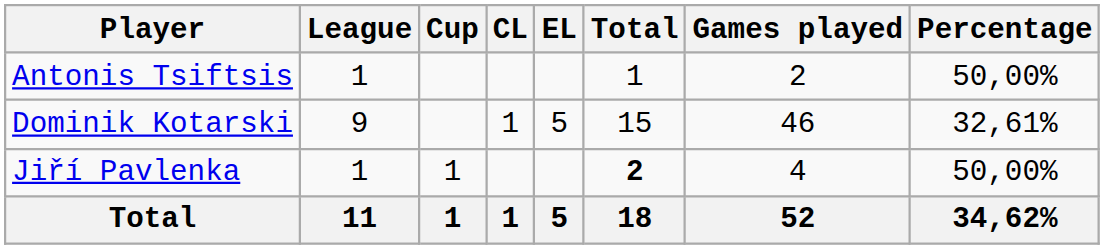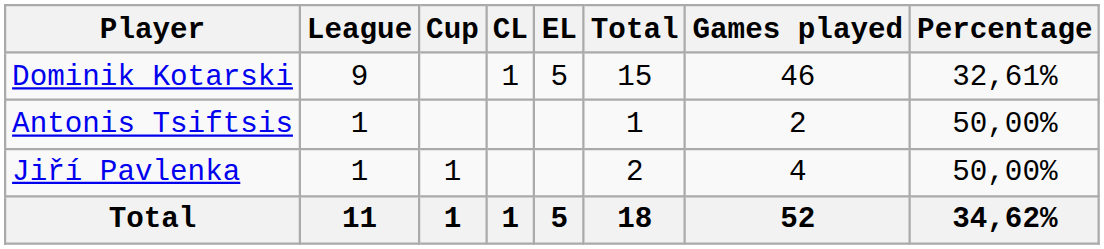rows swapped: (153, 124) <-> (153, 77)
(635, 172) bold -> (635, 172) normal
